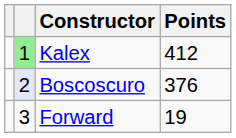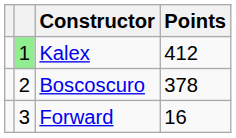(24, 85) lavender background -> (24, 85) no background
(181, 85) 376 -> (181, 85) 378
(176, 117) 19 -> (176, 117) 16
